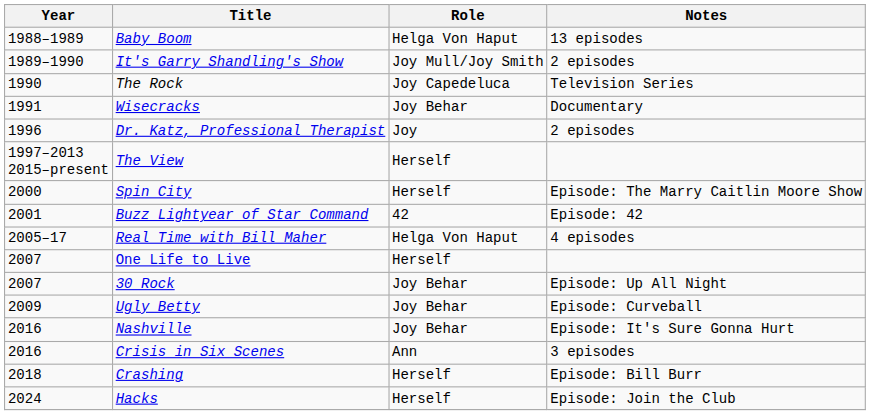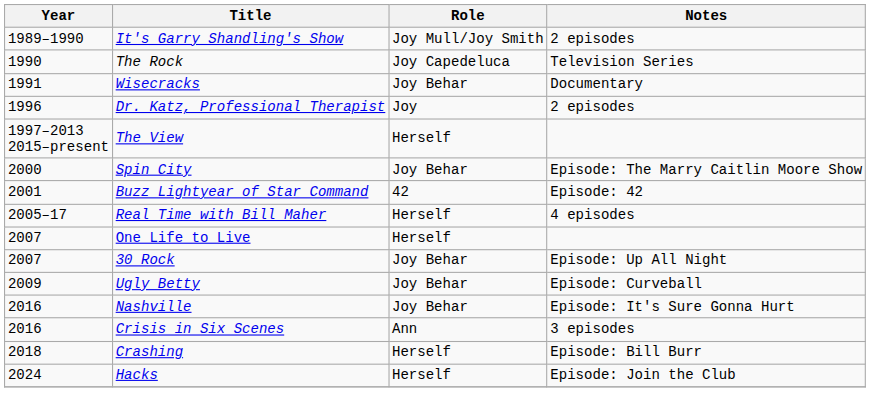- row: (154, 39)
(421, 192) Herself -> (430, 169) Joy Behar
(455, 238) Helga Von Haput -> (421, 215) Herself
